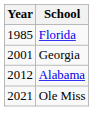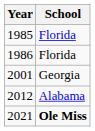+ row: (20, 55)
(62, 95) normal -> (63, 116) bold
